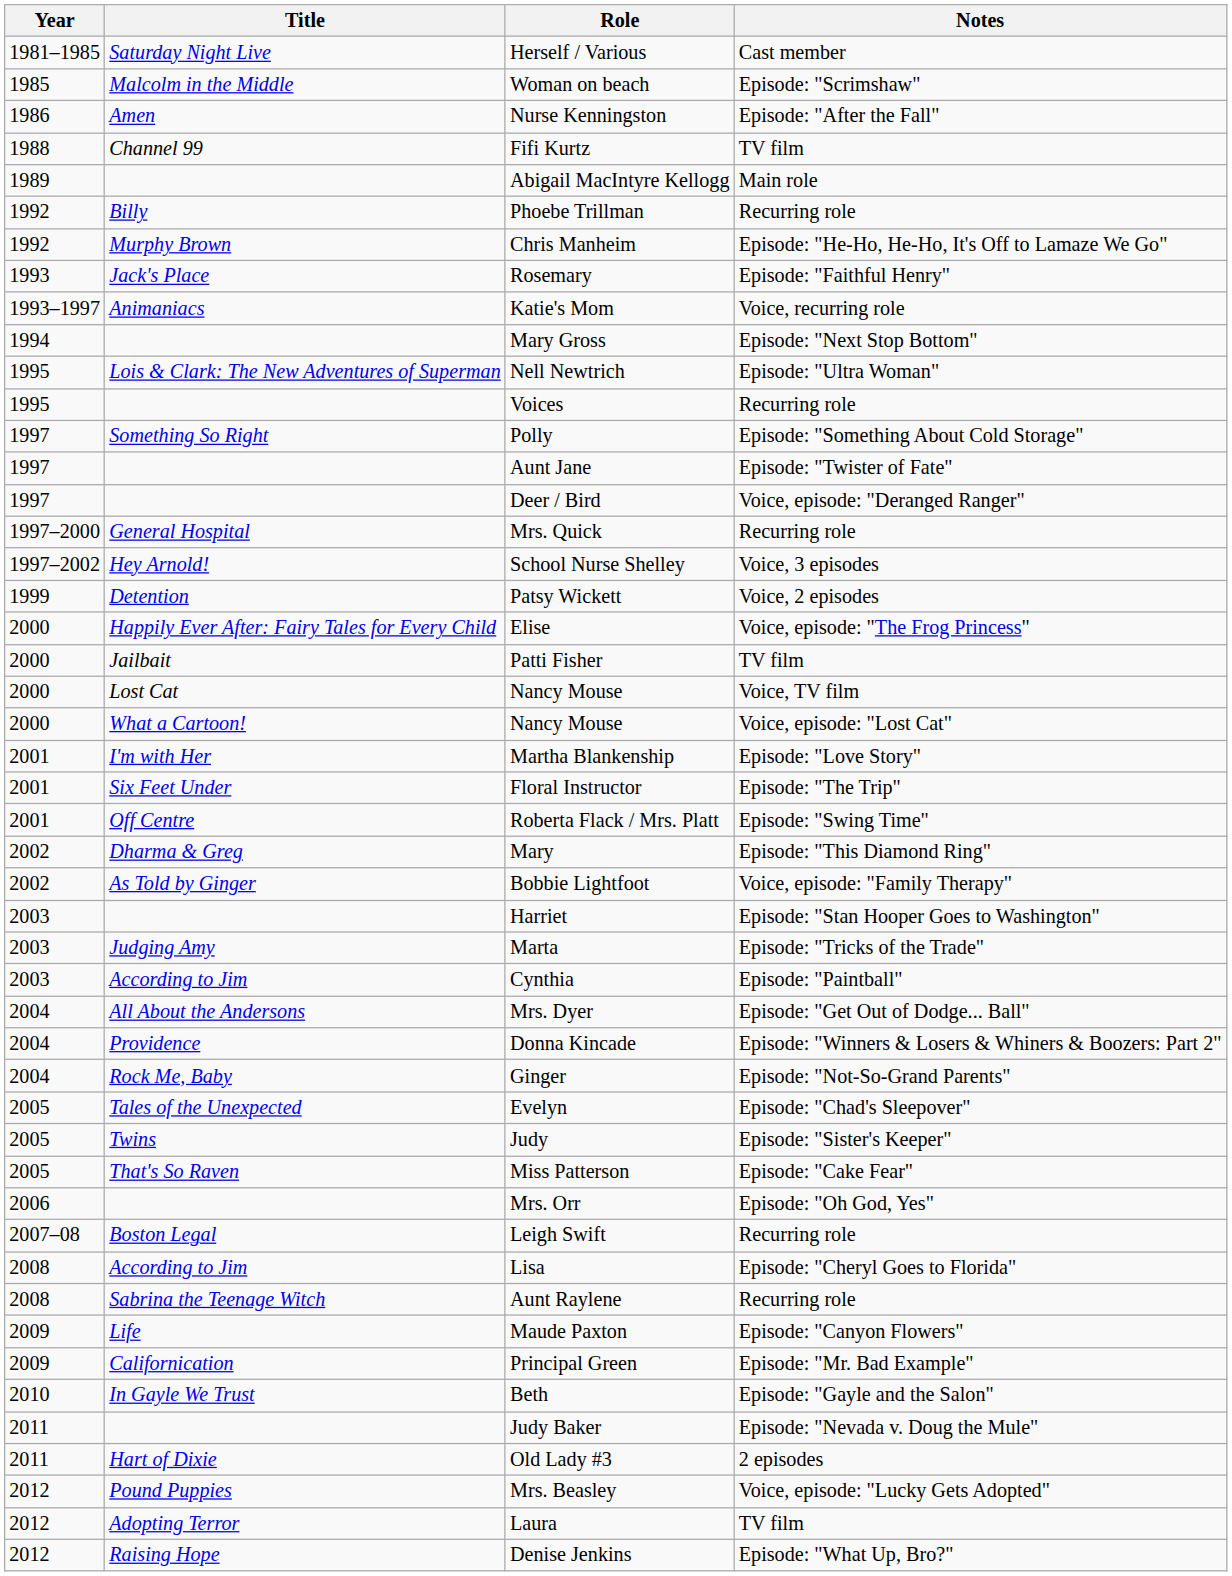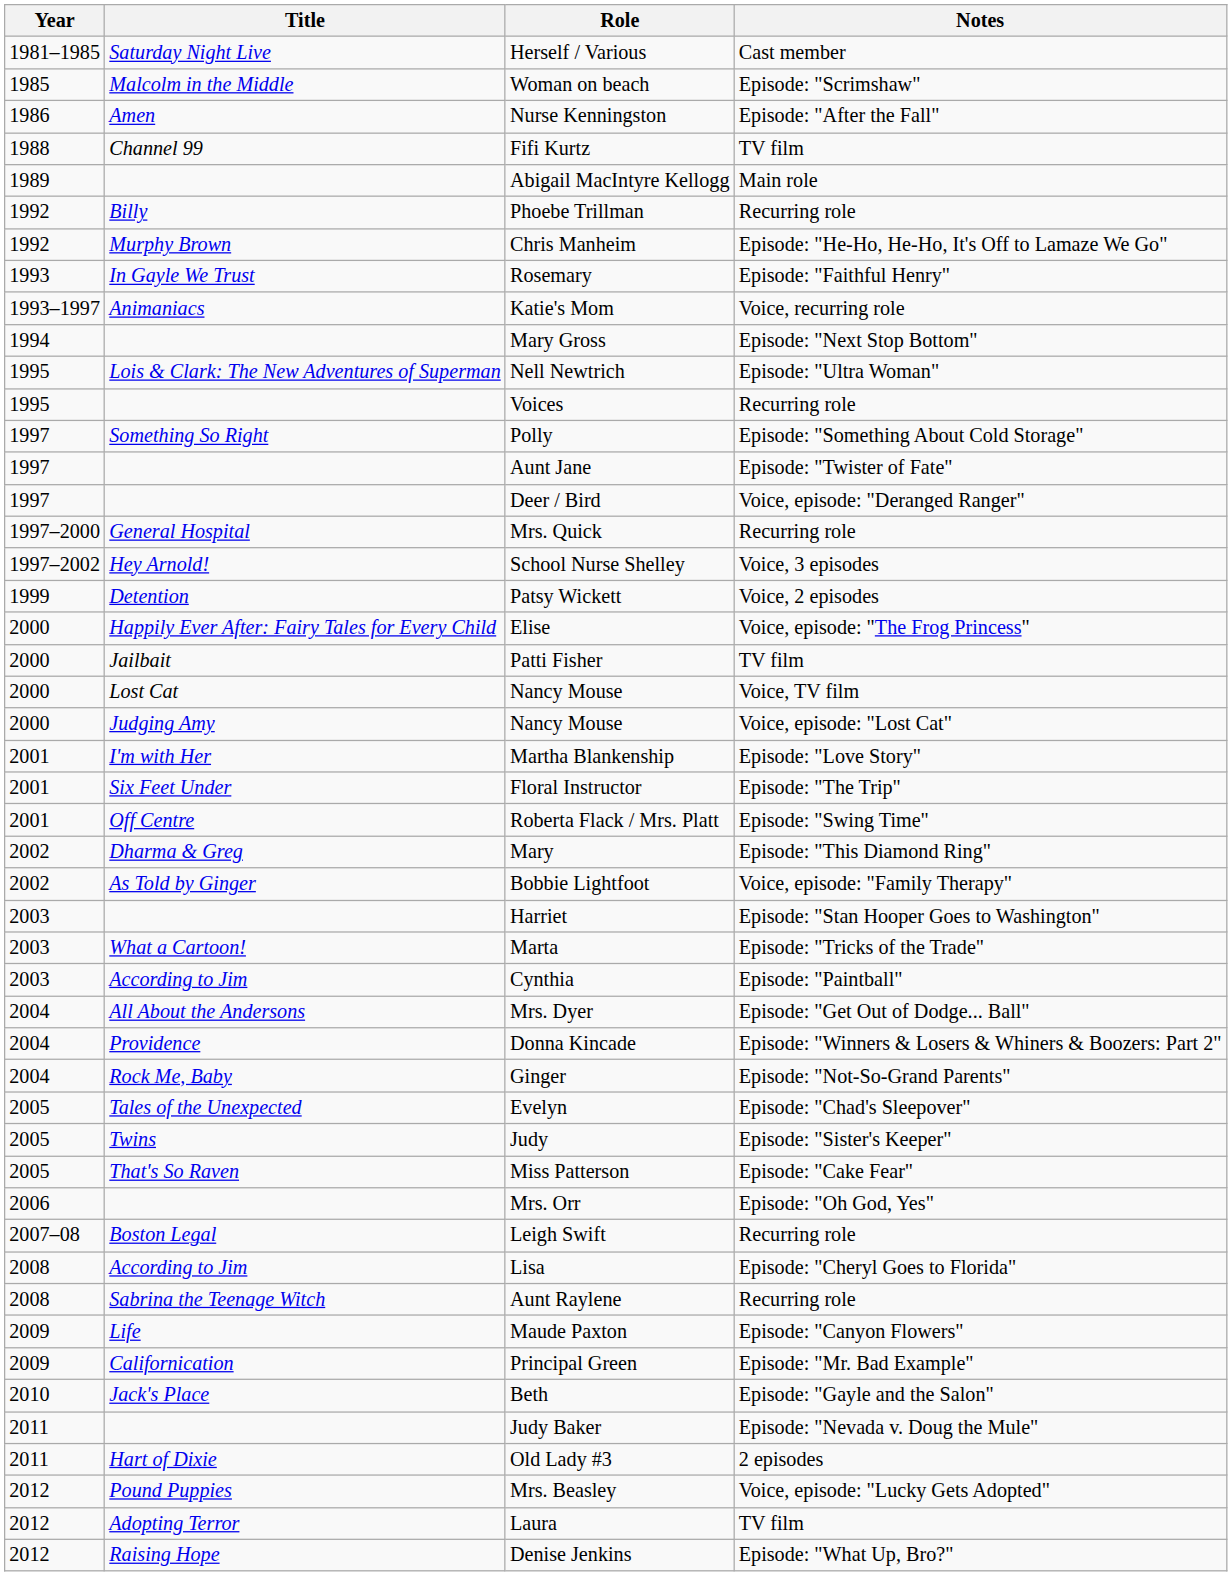(159, 276) Jack's Place -> (182, 276) In Gayle We Trust
(178, 723) What a Cartoon! -> (162, 723) Judging Amy
(162, 947) Judging Amy -> (178, 947) What a Cartoon!
(182, 1395) In Gayle We Trust -> (159, 1395) Jack's Place
